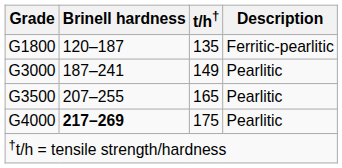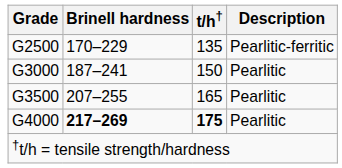- row: (32, 46)
+ row: (36, 46)
(206, 71) 149 -> (209, 71) 150
(206, 121) normal -> (209, 121) bold
